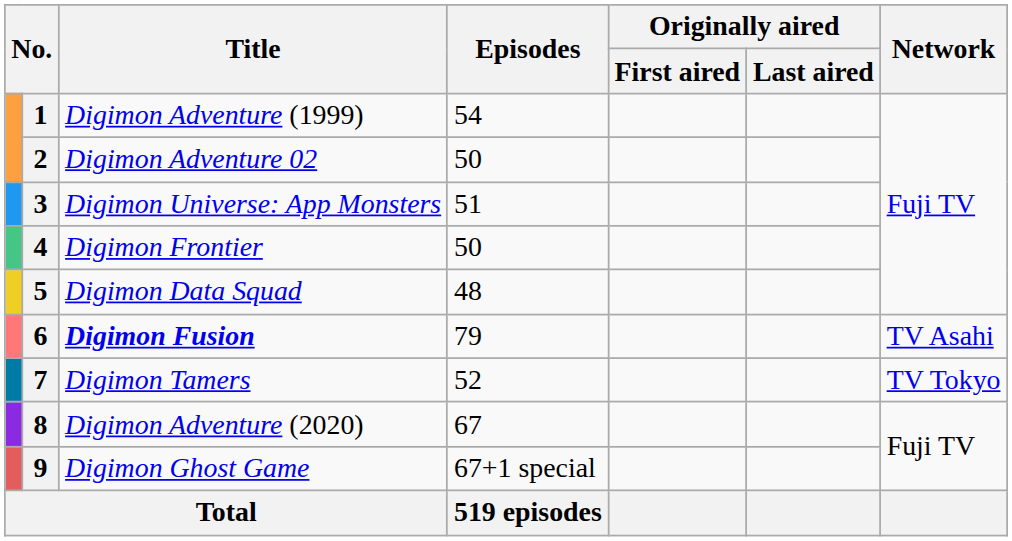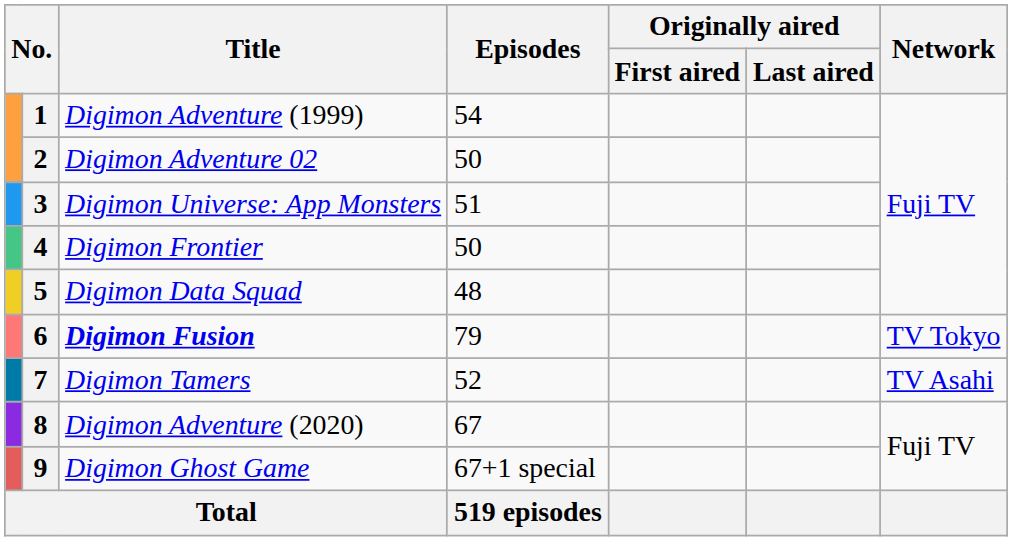(940, 335) TV Asahi -> (944, 335) TV Tokyo
(944, 379) TV Tokyo -> (940, 379) TV Asahi
